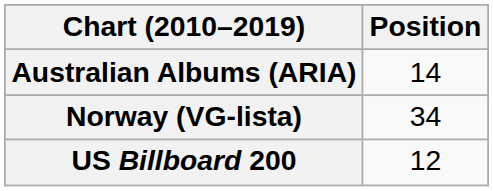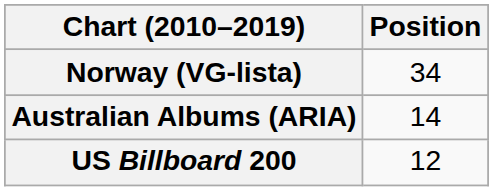rows swapped: (184, 71) <-> (184, 116)
